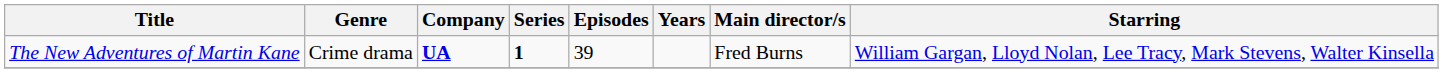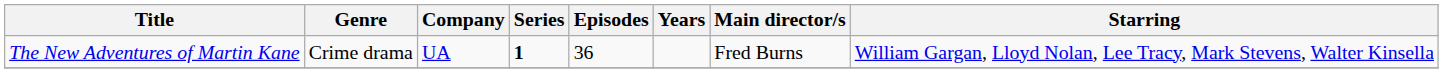(436, 51) bold -> (436, 51) normal
(584, 51) 39 -> (584, 51) 36
